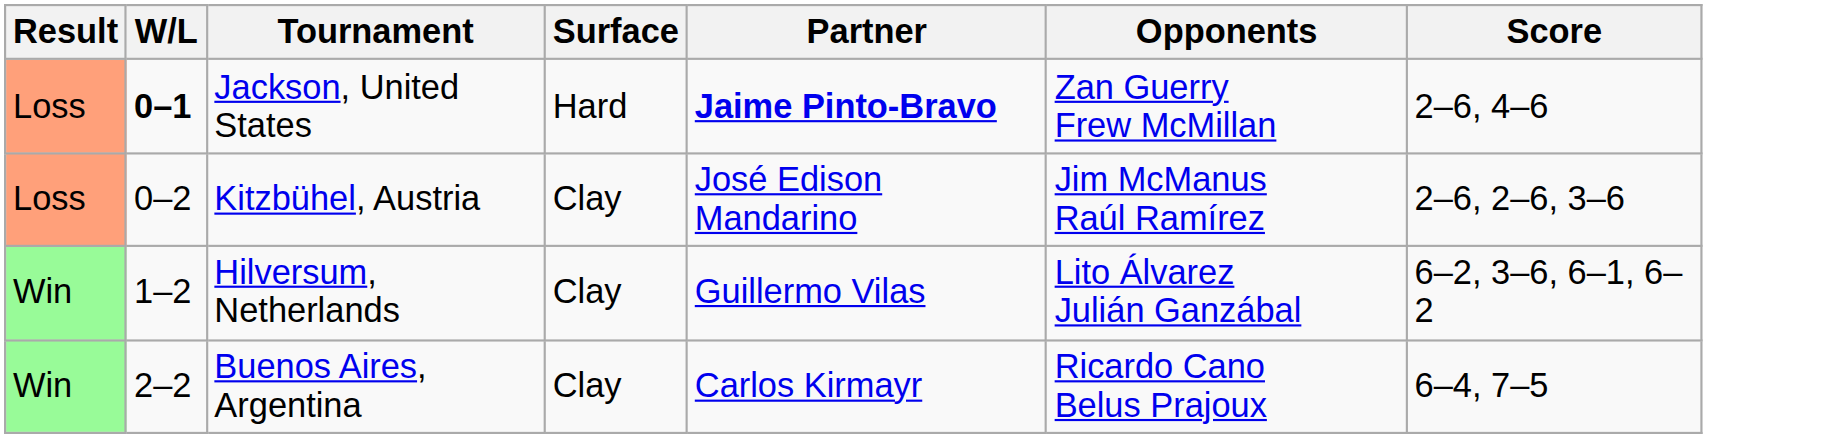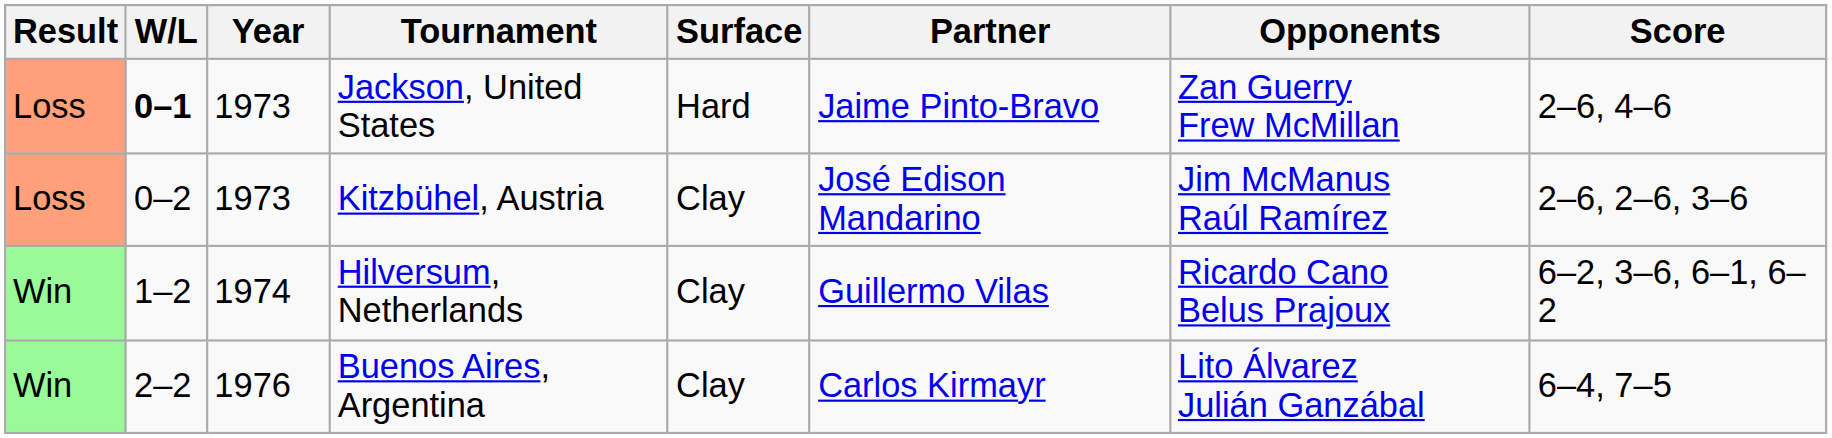+ column: (268, 31)
(846, 105) bold -> (959, 105) normal
(1178, 292) Lito Álvarez Julián Ganzábal -> (1284, 292) Ricardo Cano Belus Prajoux
(1161, 385) Ricardo Cano Belus Prajoux -> (1301, 385) Lito Álvarez Julián Ganzábal
